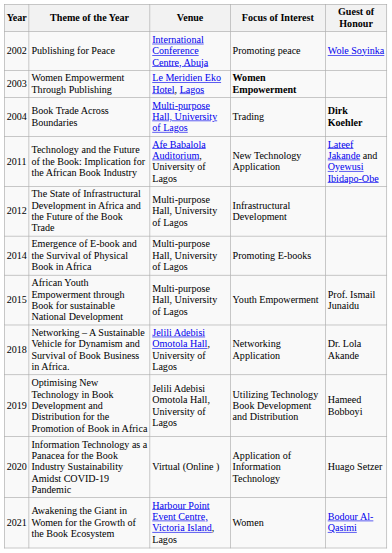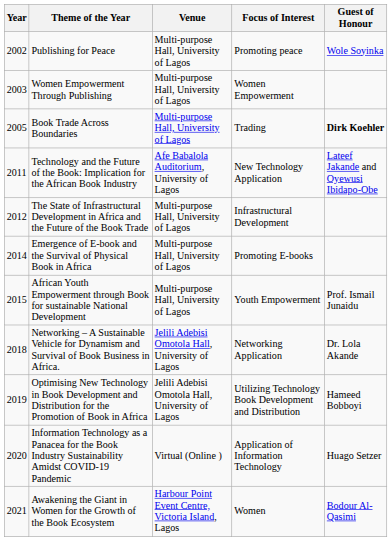(180, 51) International Conference Centre, Abuja -> (187, 51) Multi-purpose Hall, University of Lagos
(187, 84) Le Meridien Eko Hotel, Lagos -> (187, 89) Multi-purpose Hall, University of Lagos
(264, 84) bold -> (264, 89) normal
(17, 117) 2004 -> (17, 128) 2005
